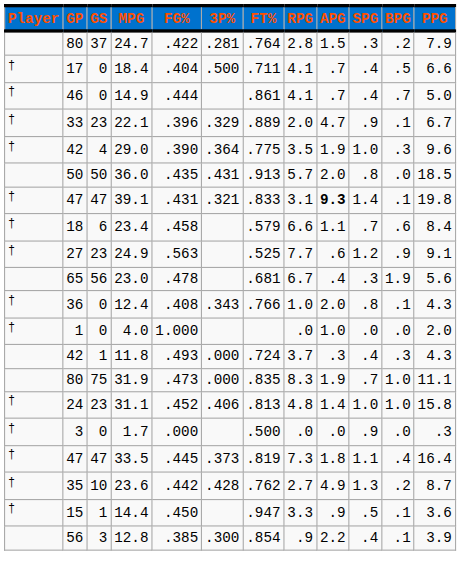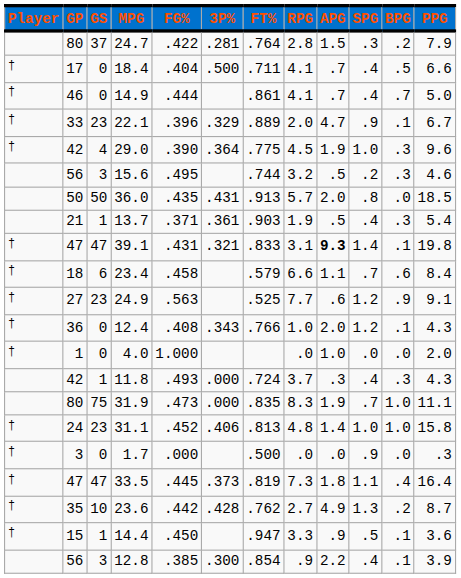(300, 150) 3.5 -> (300, 150) 4.5
+ row: (131, 175)
+ row: (131, 222)
- row: (131, 279)
(370, 304) .8 -> (365, 328) 1.2
